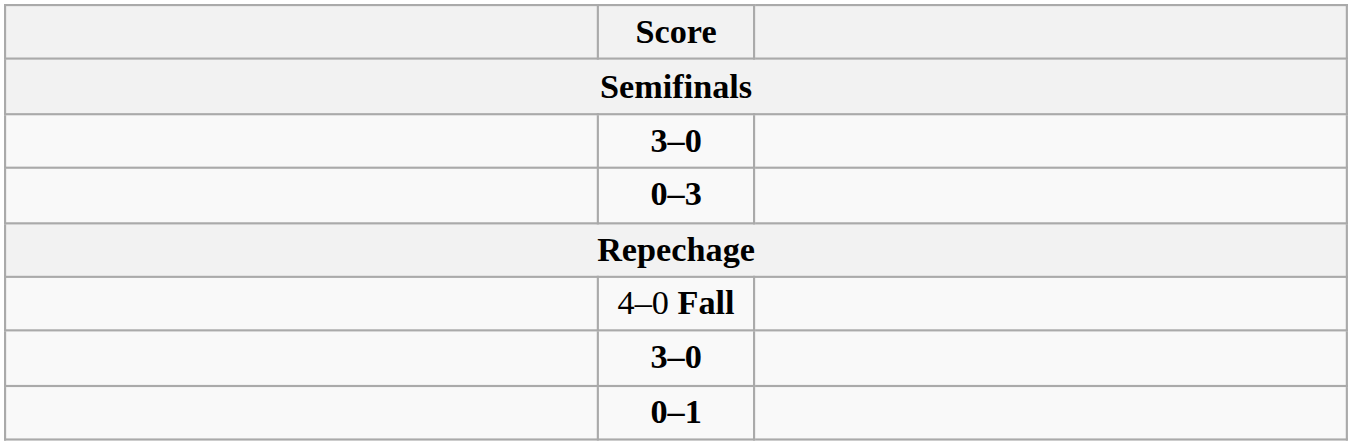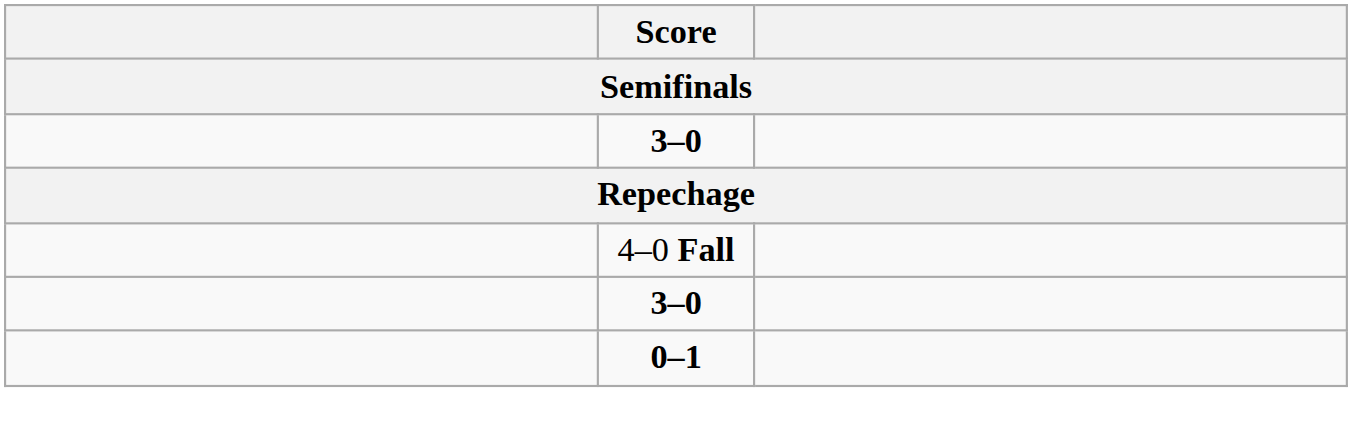- row: (302, 195)
